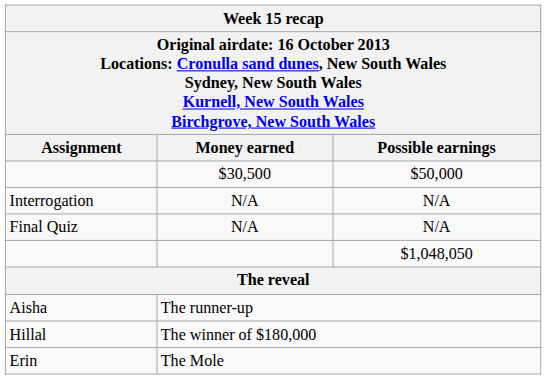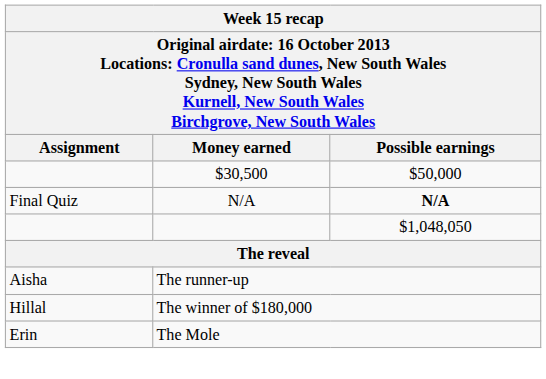- row: (52, 200)
(437, 227) normal -> (435, 200) bold
